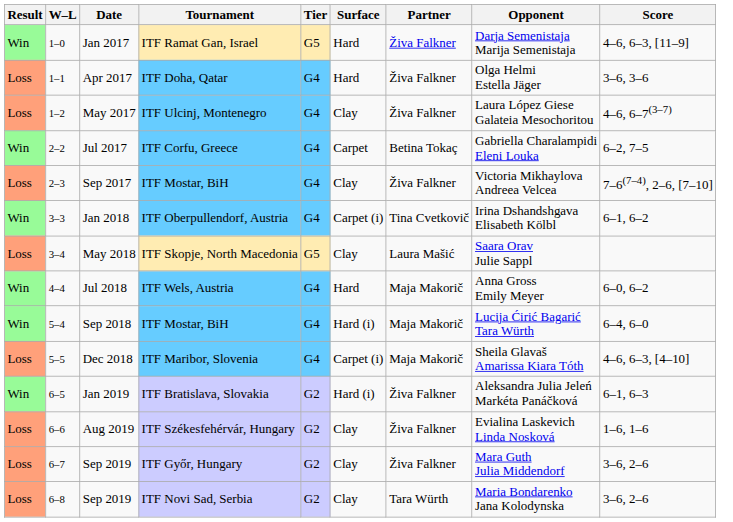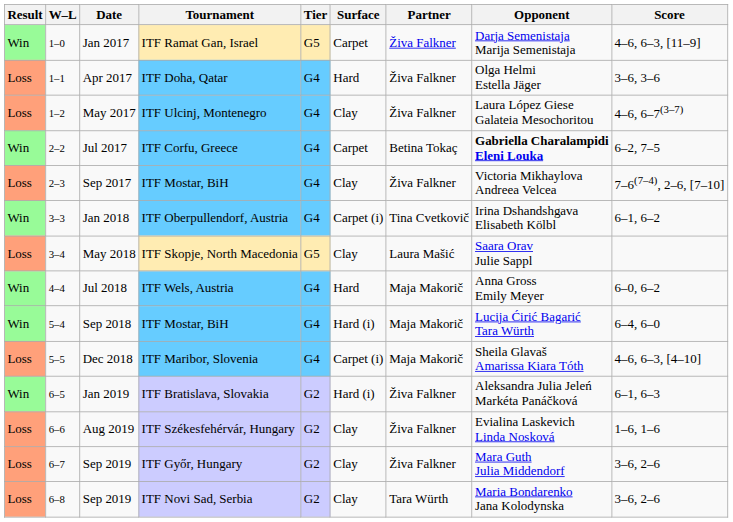(346, 42) Hard -> (351, 42) Carpet
(536, 148) normal -> (542, 148) bold
